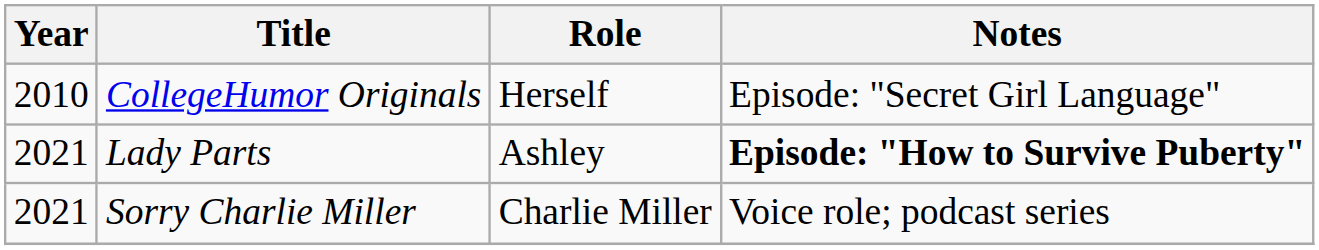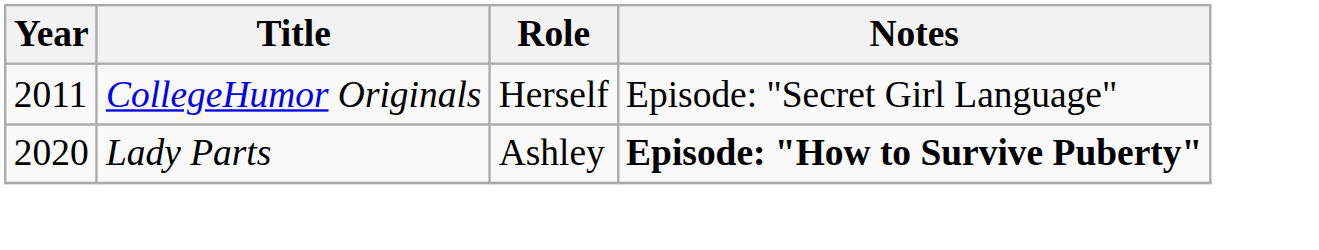(51, 93) 2010 -> (51, 93) 2011
(51, 152) 2021 -> (51, 152) 2020
- row: (261, 212)
